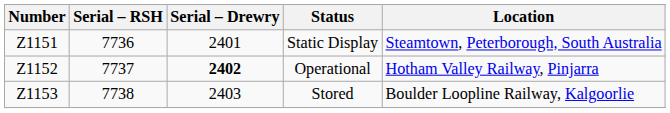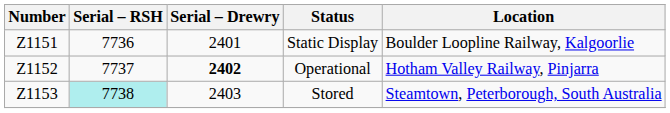(524, 42) Steamtown, Peterborough, South Australia -> (510, 42) Boulder Loopline Railway, Kalgoorlie
(118, 94) no background -> (118, 94) paleturquoise background
(510, 94) Boulder Loopline Railway, Kalgoorlie -> (524, 94) Steamtown, Peterborough, South Australia
